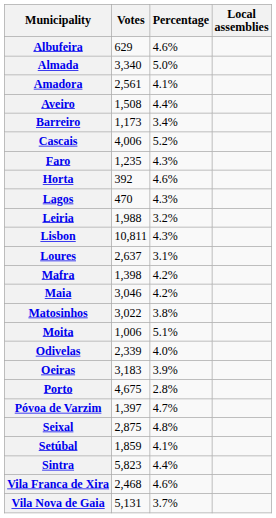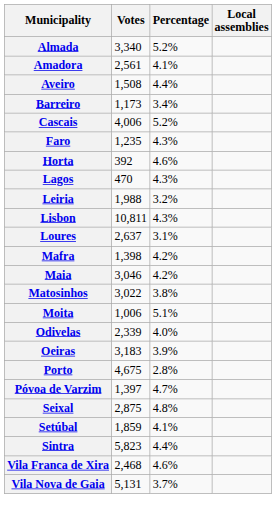- row: (58, 46)
(165, 65) 5.0% -> (165, 46) 5.2%
